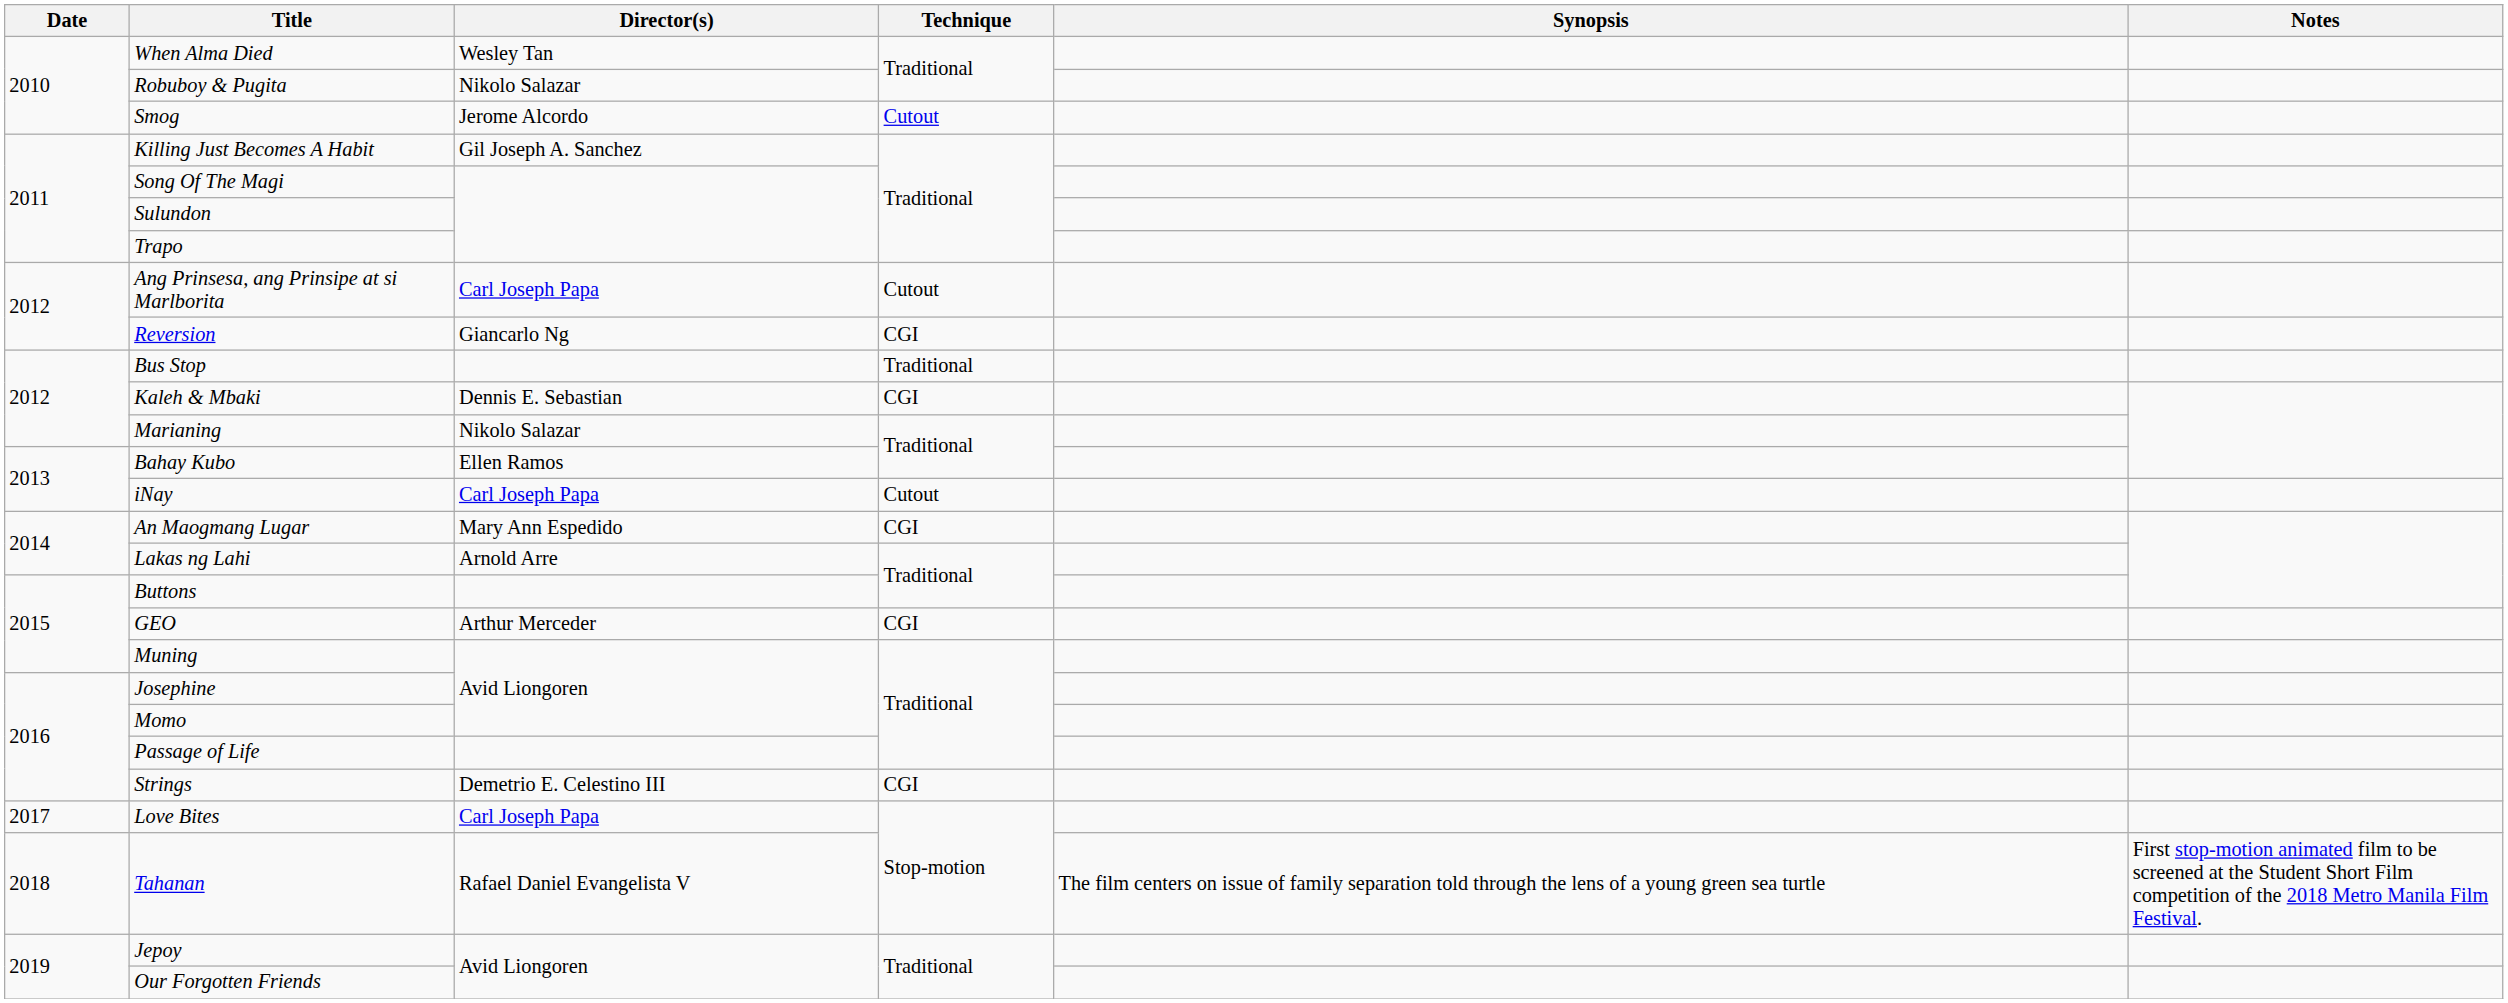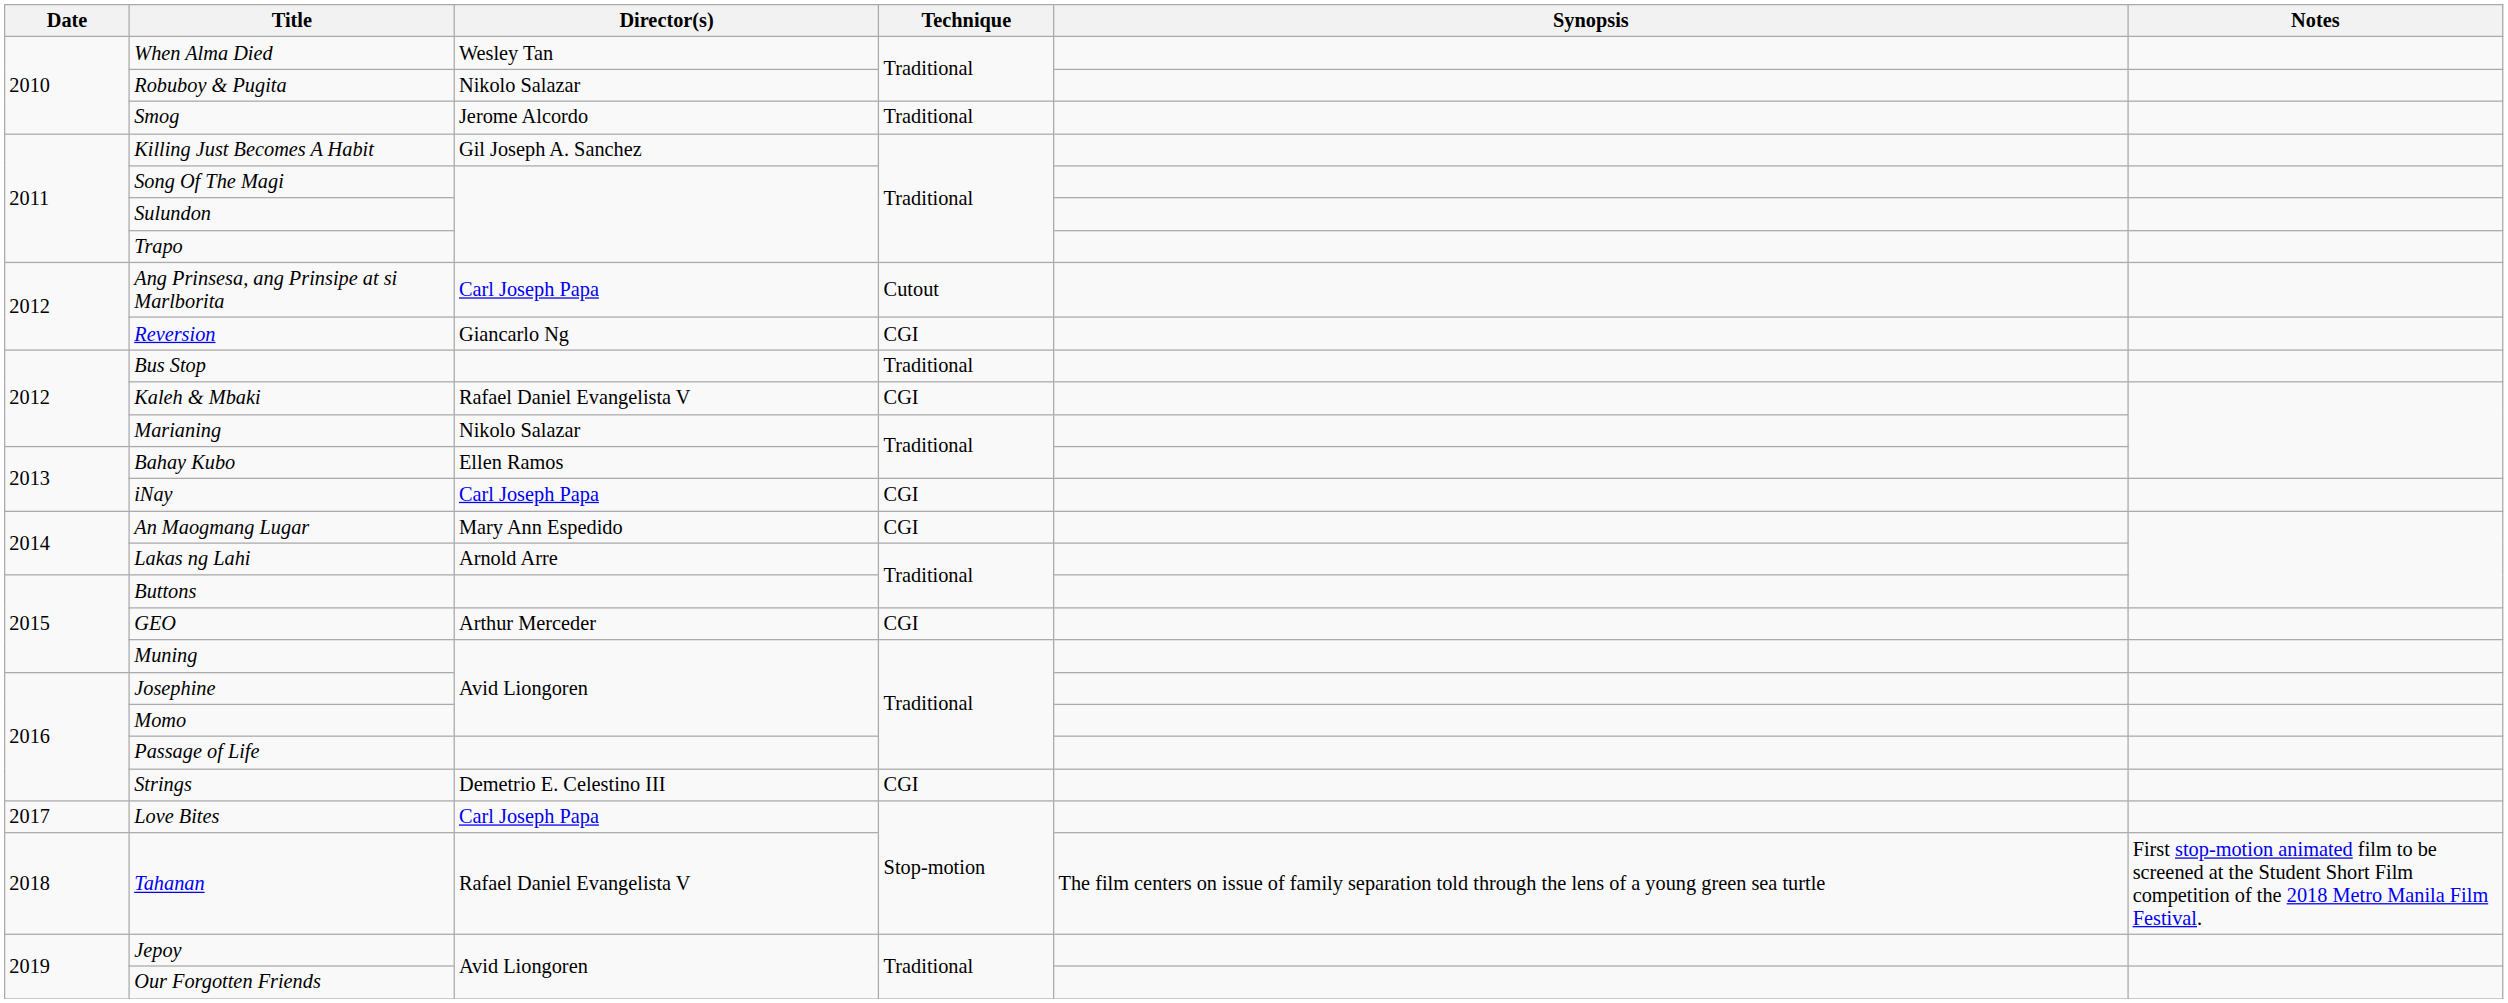(911, 117) Cutout -> (928, 117) Traditional
(541, 397) Dennis E. Sebastian -> (575, 397) Rafael Daniel Evangelista V
(911, 494) Cutout -> (901, 494) CGI
